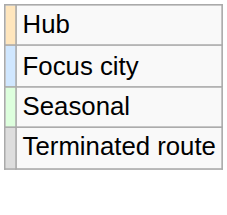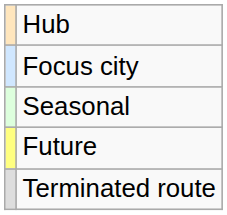+ row: (60, 147)
